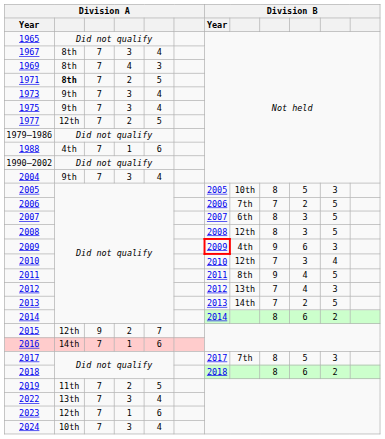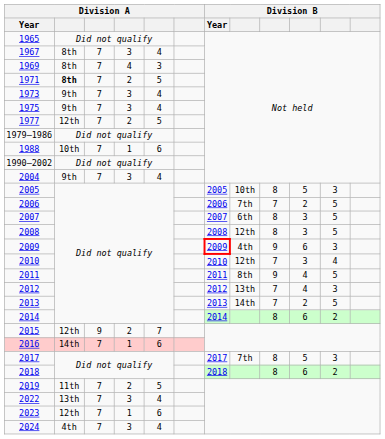(69, 149) 4th -> (69, 149) 10th
(69, 427) 10th -> (69, 427) 4th
